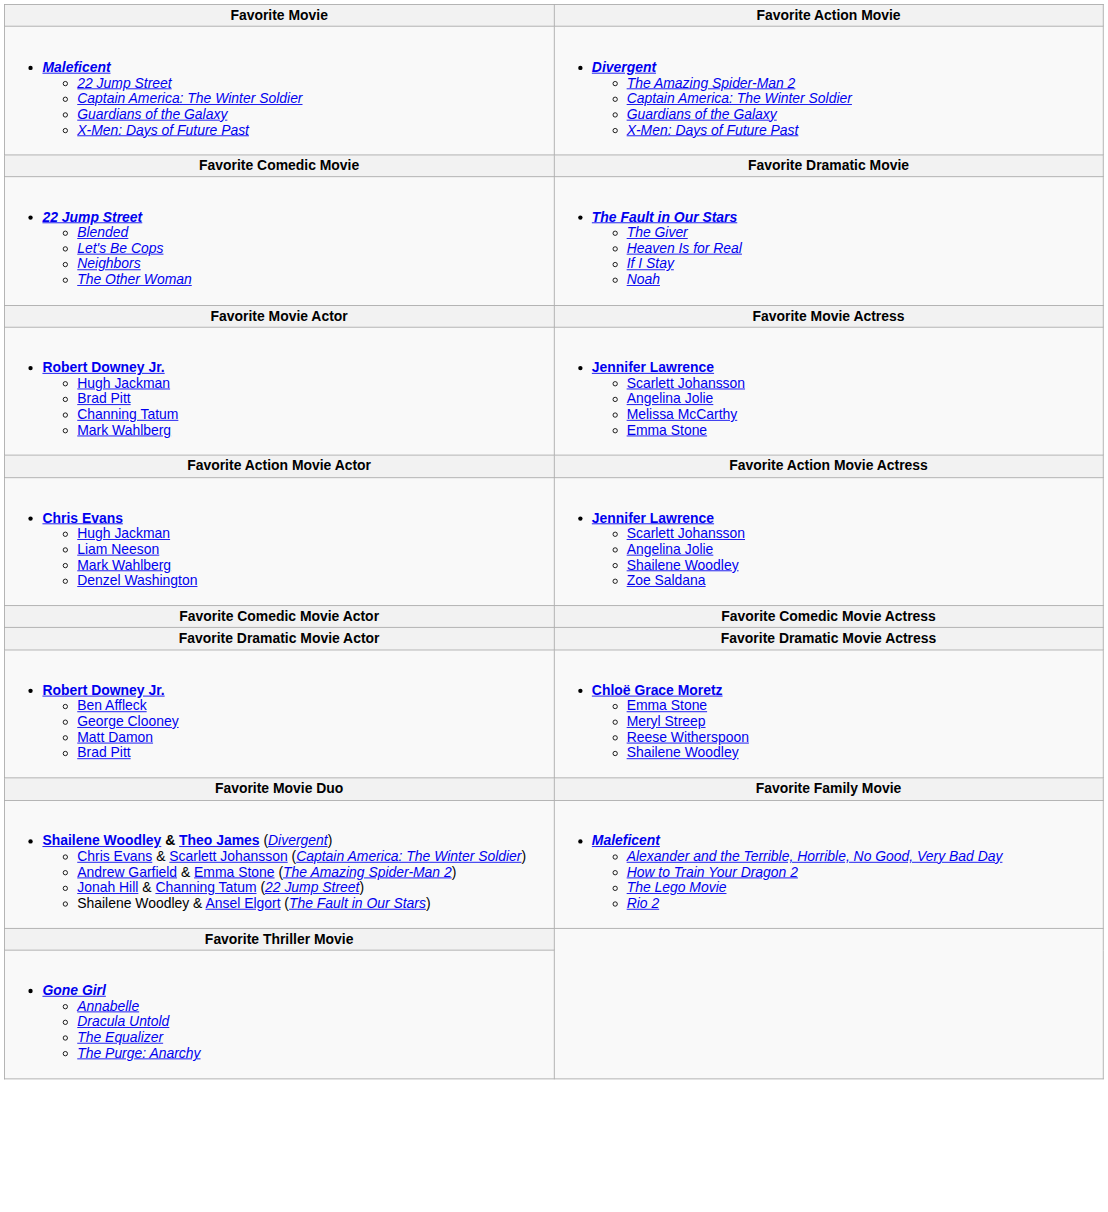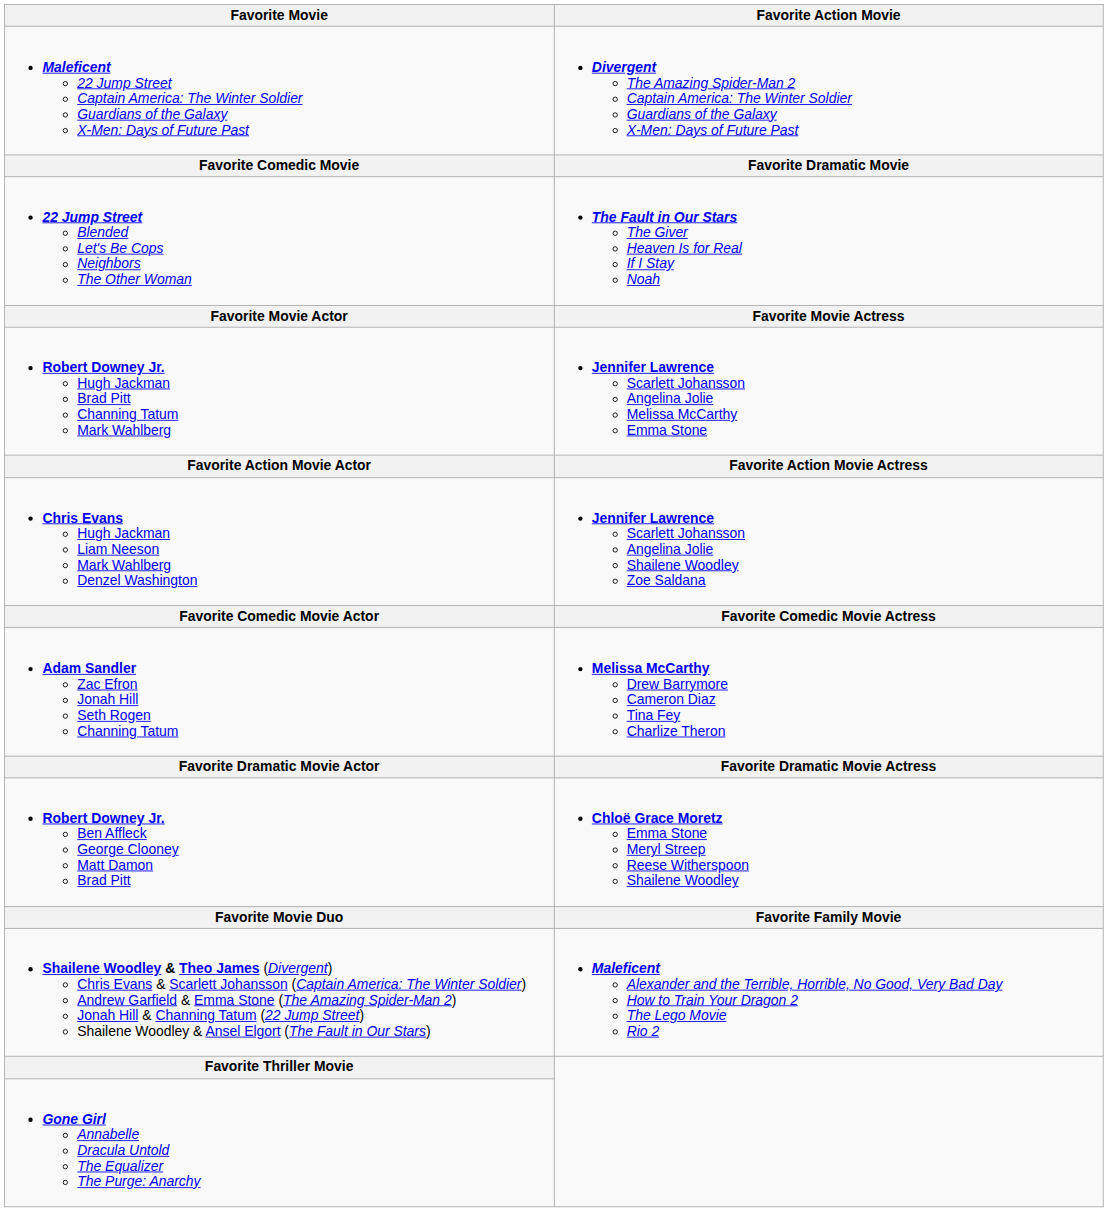+ row: (279, 700)
